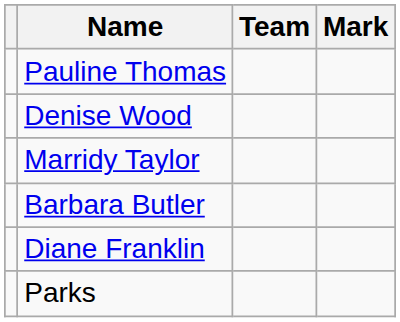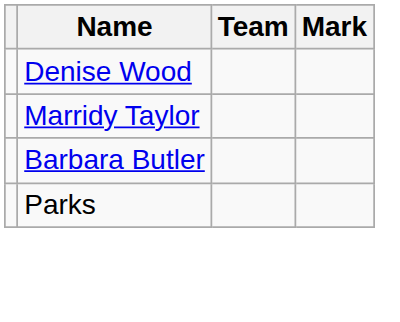- row: (125, 71)
- row: (114, 248)
